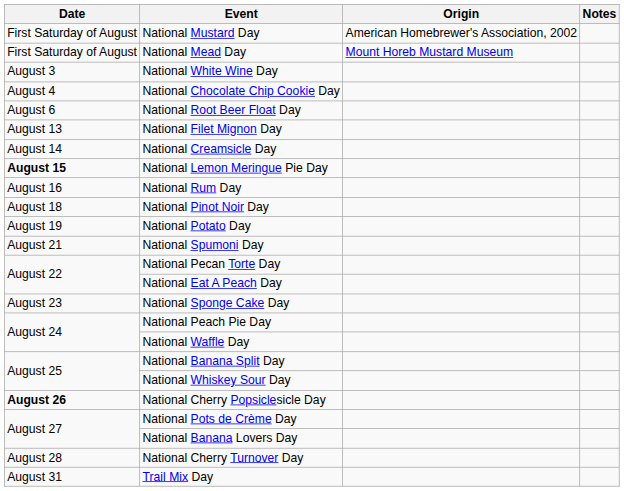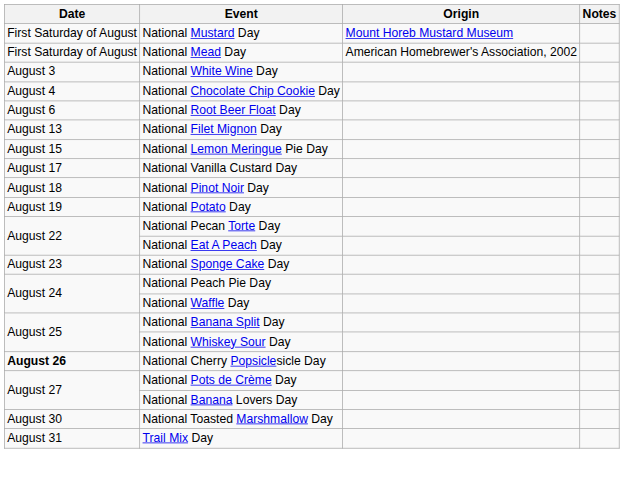(461, 33) American Homebrewer's Association, 2002 -> (429, 33) Mount Horeb Mustard Museum
(429, 52) Mount Horeb Mustard Museum -> (461, 52) American Homebrewer's Association, 2002
- row: (209, 149)
(37, 168) bold -> (35, 149) normal
- row: (192, 187)
+ row: (220, 168)
- row: (203, 245)
- row: (223, 457)
+ row: (238, 419)
